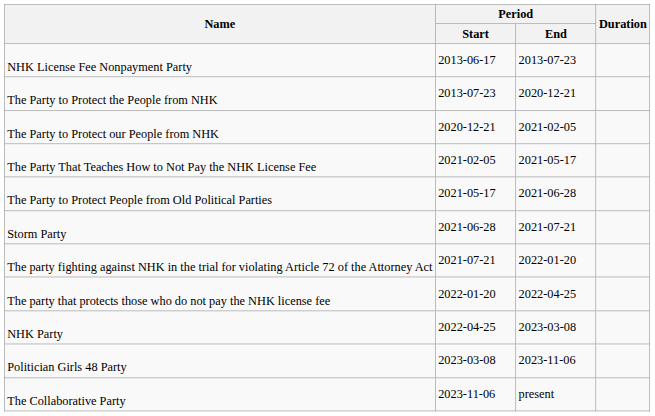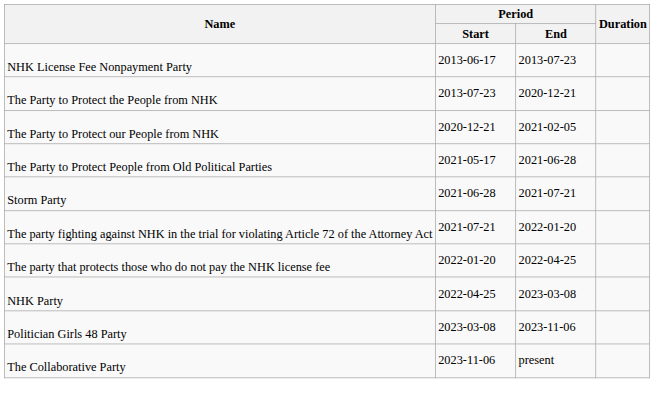- row: (162, 167)
